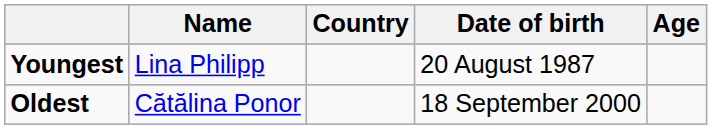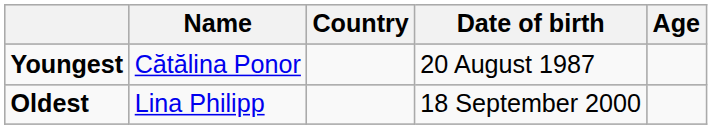(200, 64) Lina Philipp -> (218, 64) Cătălina Ponor
(218, 104) Cătălina Ponor -> (200, 104) Lina Philipp
